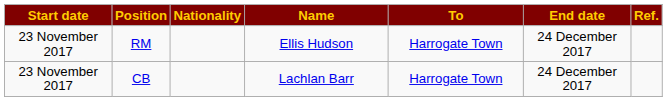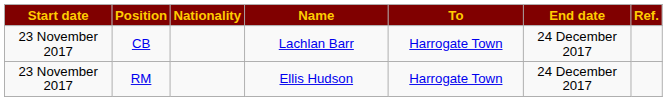rows swapped: (141, 79) <-> (141, 44)
